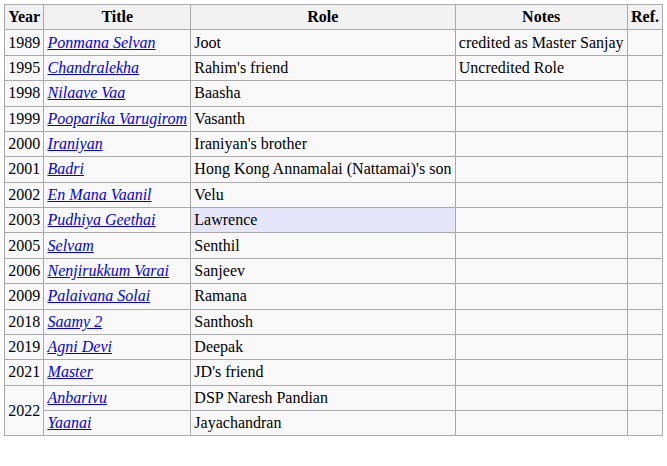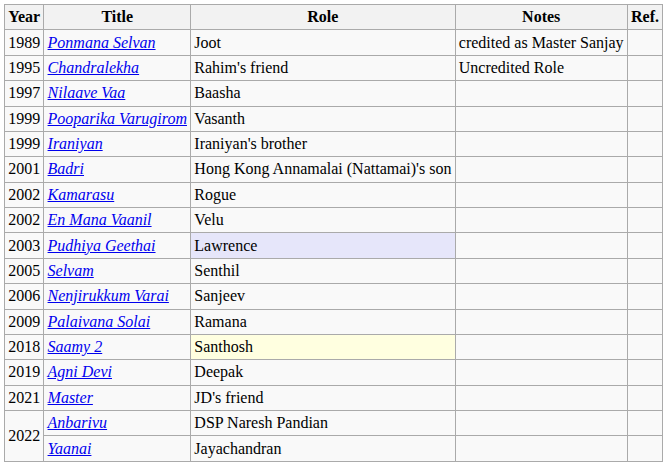(24, 93) 1998 -> (24, 93) 1997
(24, 144) 2000 -> (24, 144) 1999
+ row: (81, 194)
(224, 321) no background -> (224, 347) lightyellow background
